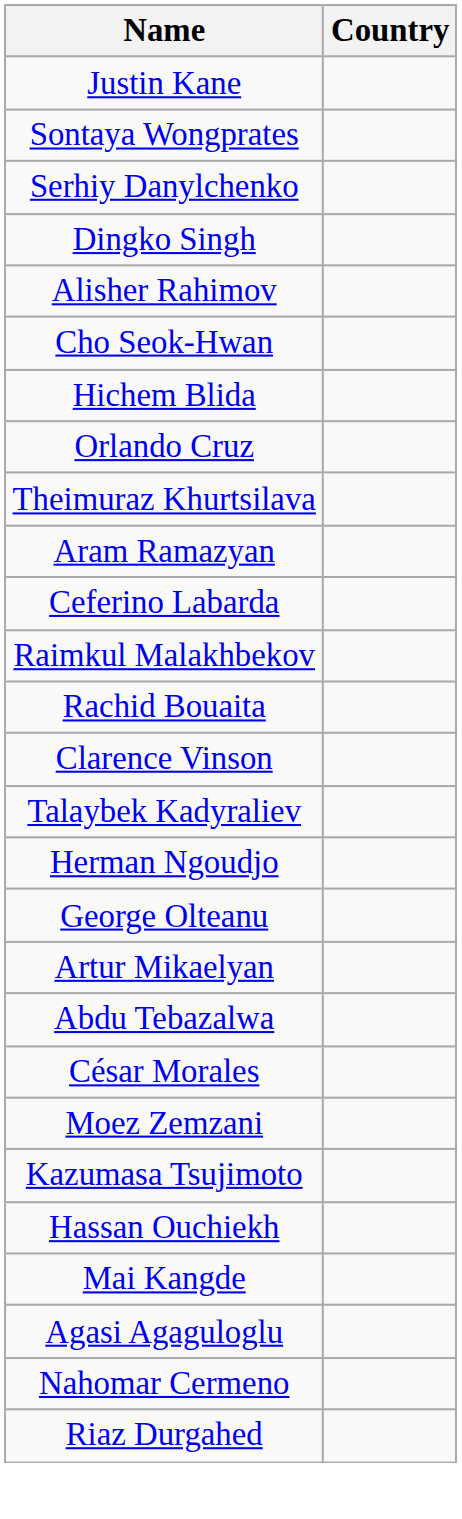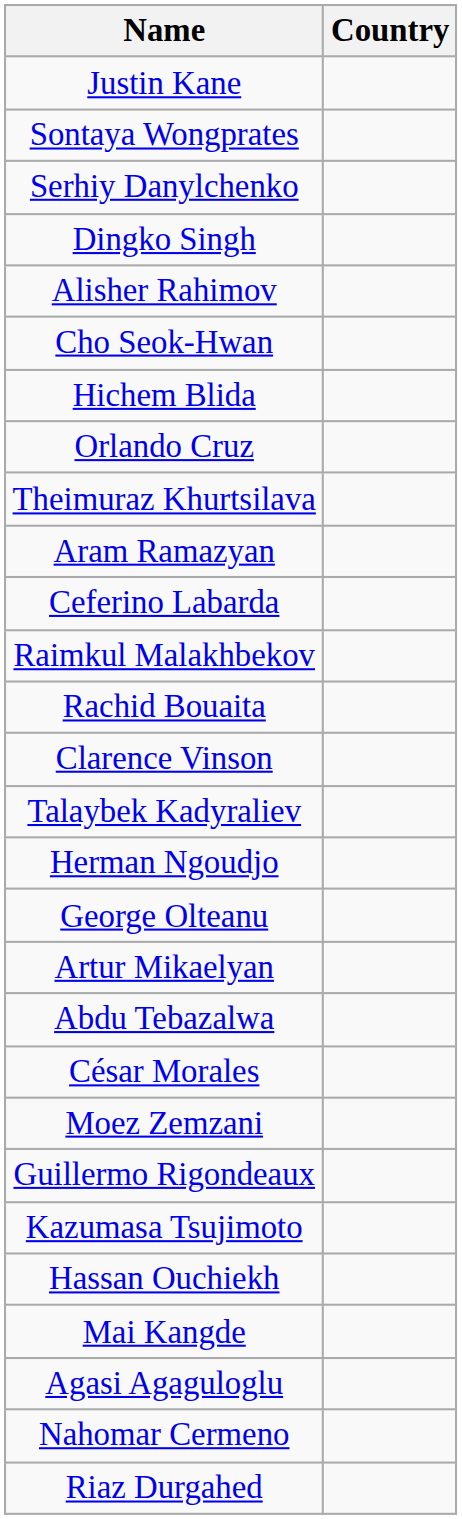+ row: (164, 1174)
